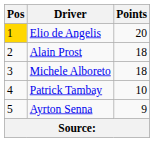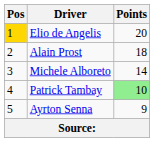(141, 71) 18 -> (141, 71) 14
(141, 90) no background -> (141, 90) lightgreen background
